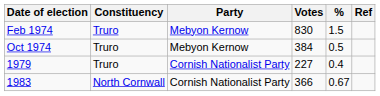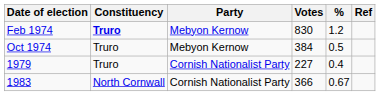(106, 30) normal -> (107, 30) bold
(336, 30) 1.5 -> (336, 30) 1.2
